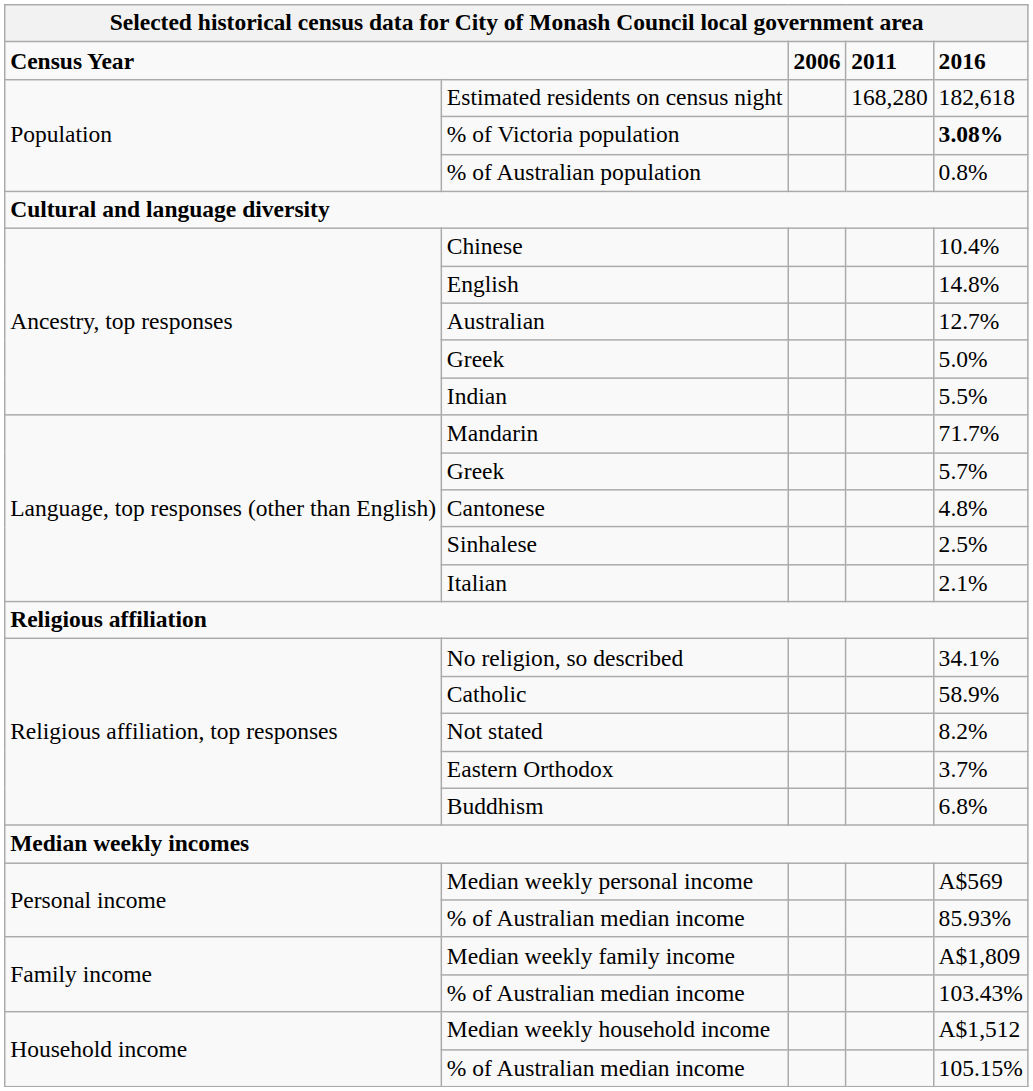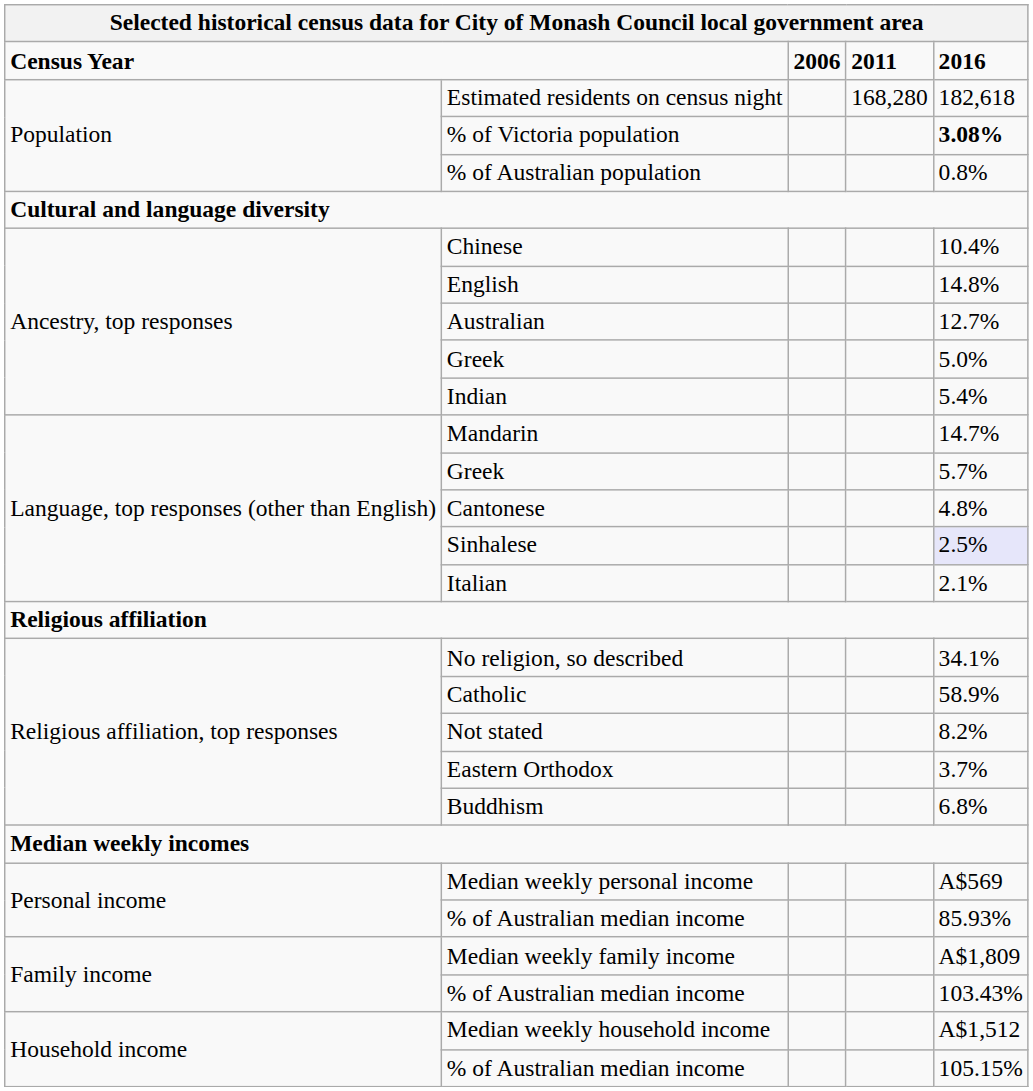(963, 396) 5.5% -> (963, 396) 5.4%
(969, 433) 71.7% -> (969, 433) 14.7%
(963, 545) no background -> (963, 545) lavender background
